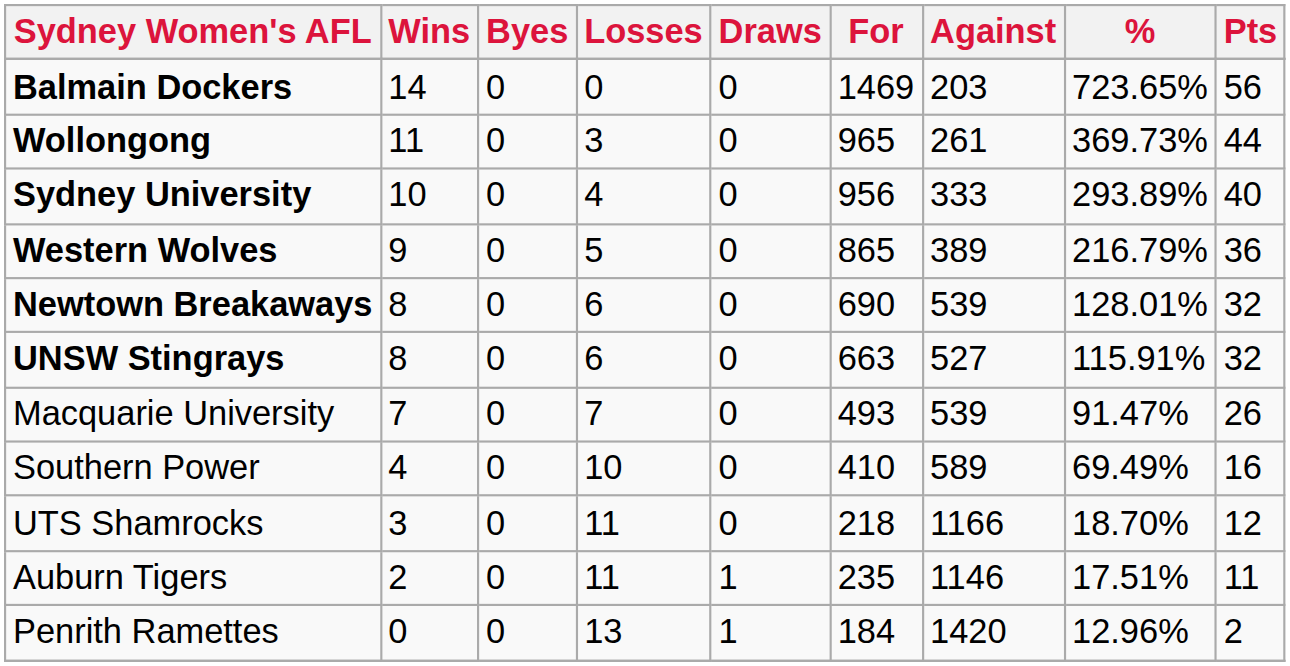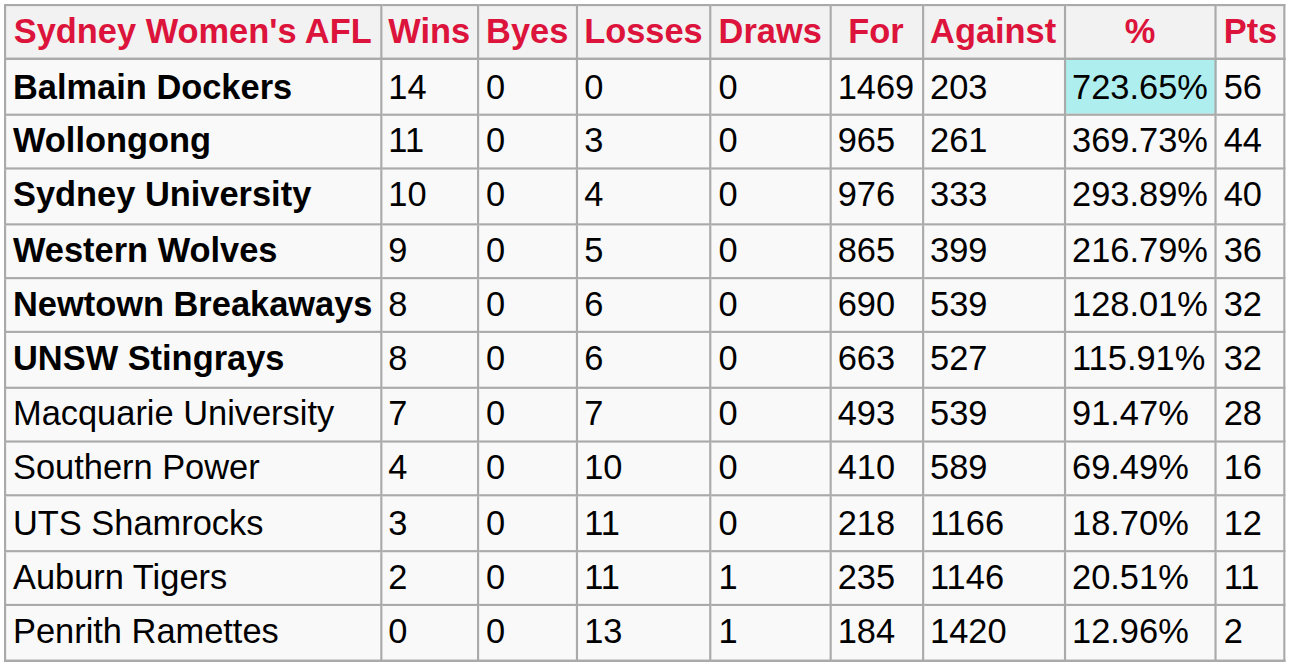(1140, 86) no background -> (1140, 86) paleturquoise background
(866, 195) 956 -> (866, 195) 976
(959, 250) 389 -> (959, 250) 399
(1243, 413) 26 -> (1243, 413) 28
(1130, 577) 17.51% -> (1130, 577) 20.51%
